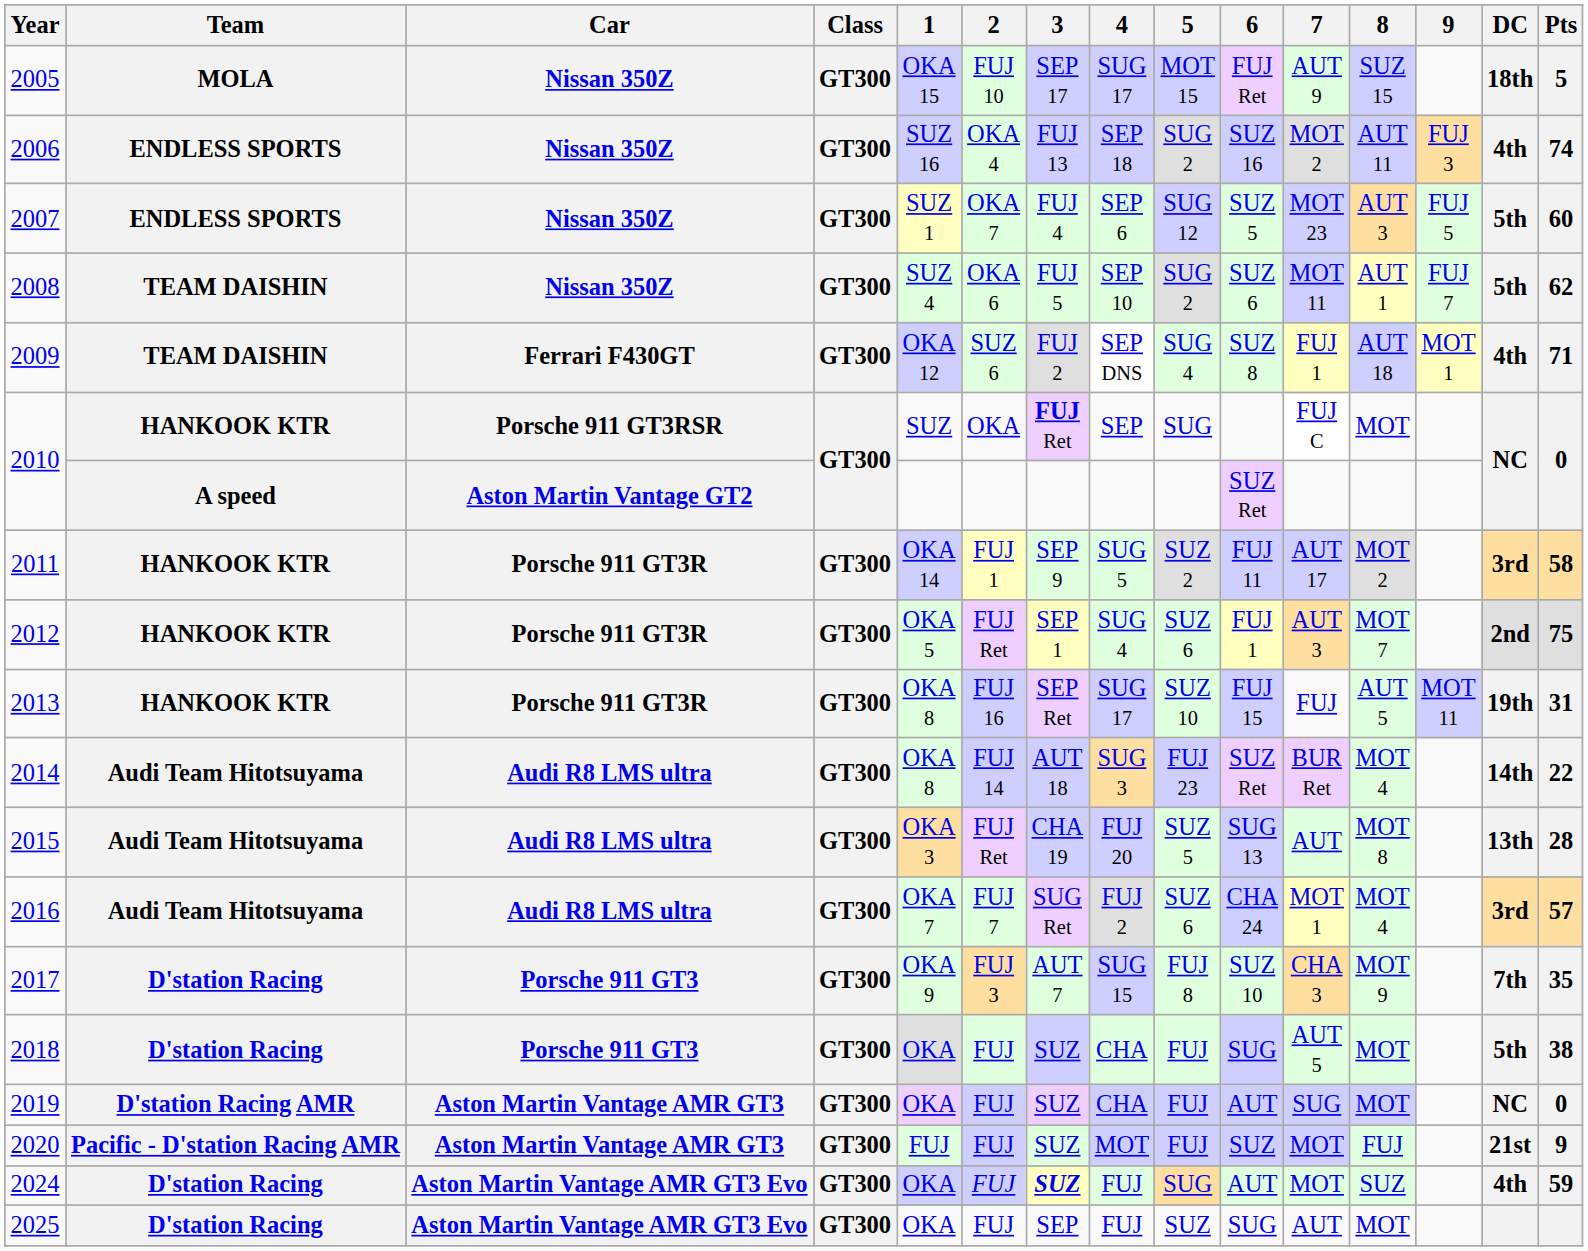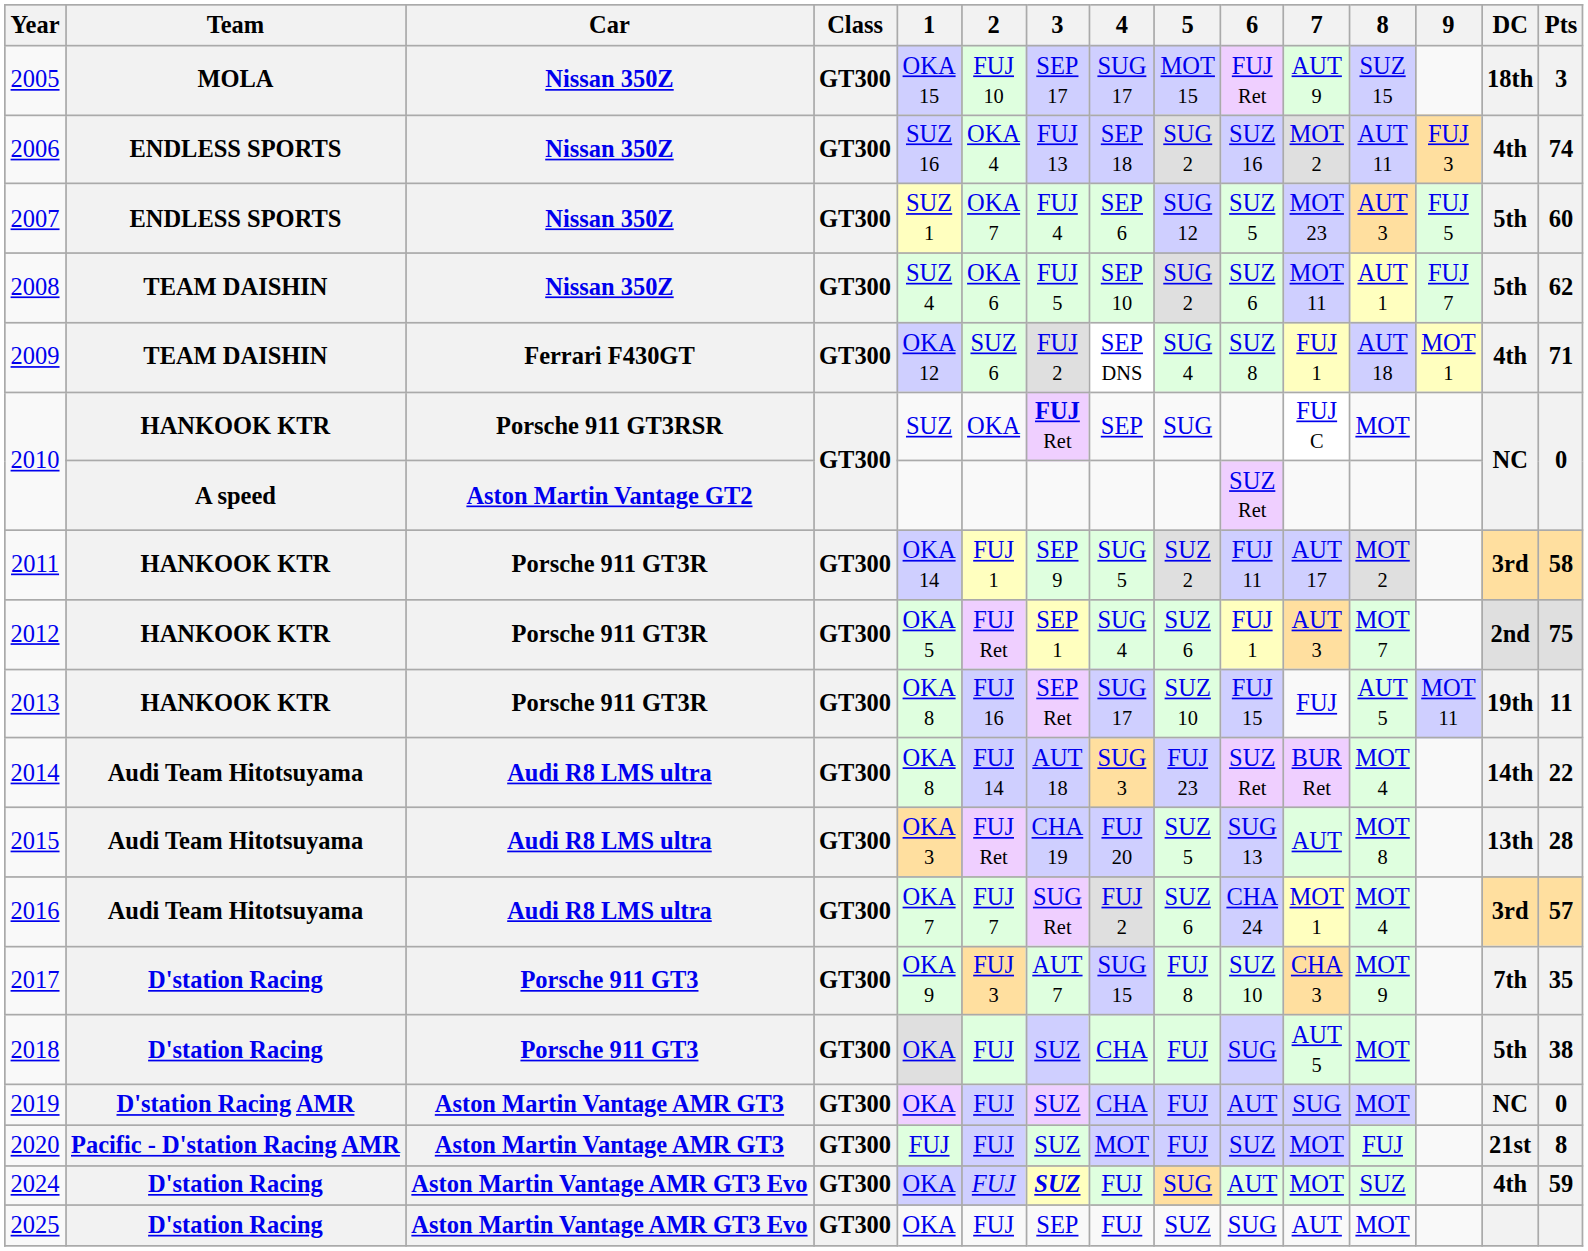(1561, 79) 5 -> (1561, 79) 3
(1561, 703) 31 -> (1561, 703) 11
(1561, 1144) 9 -> (1561, 1144) 8
